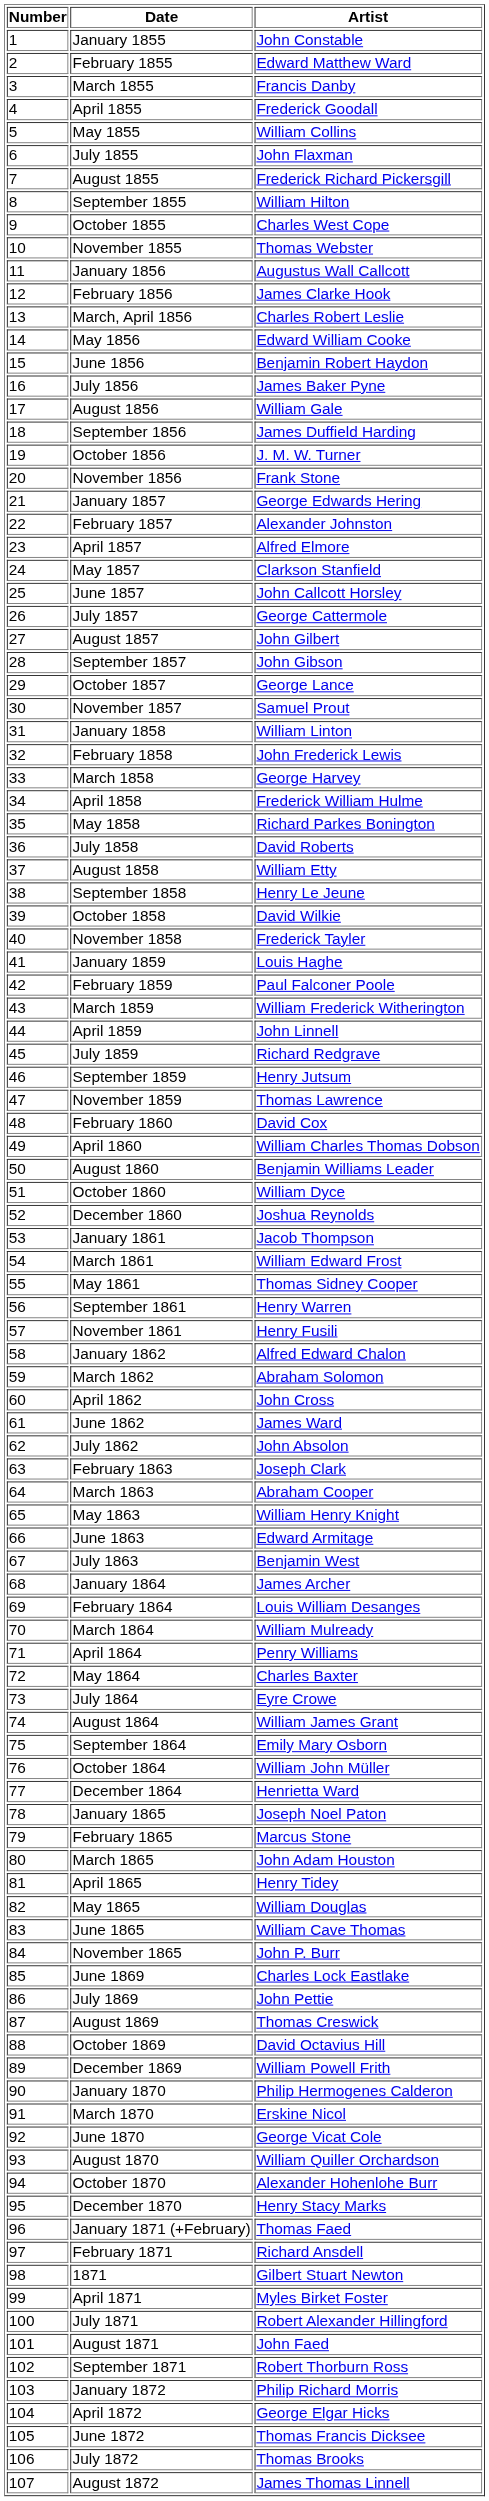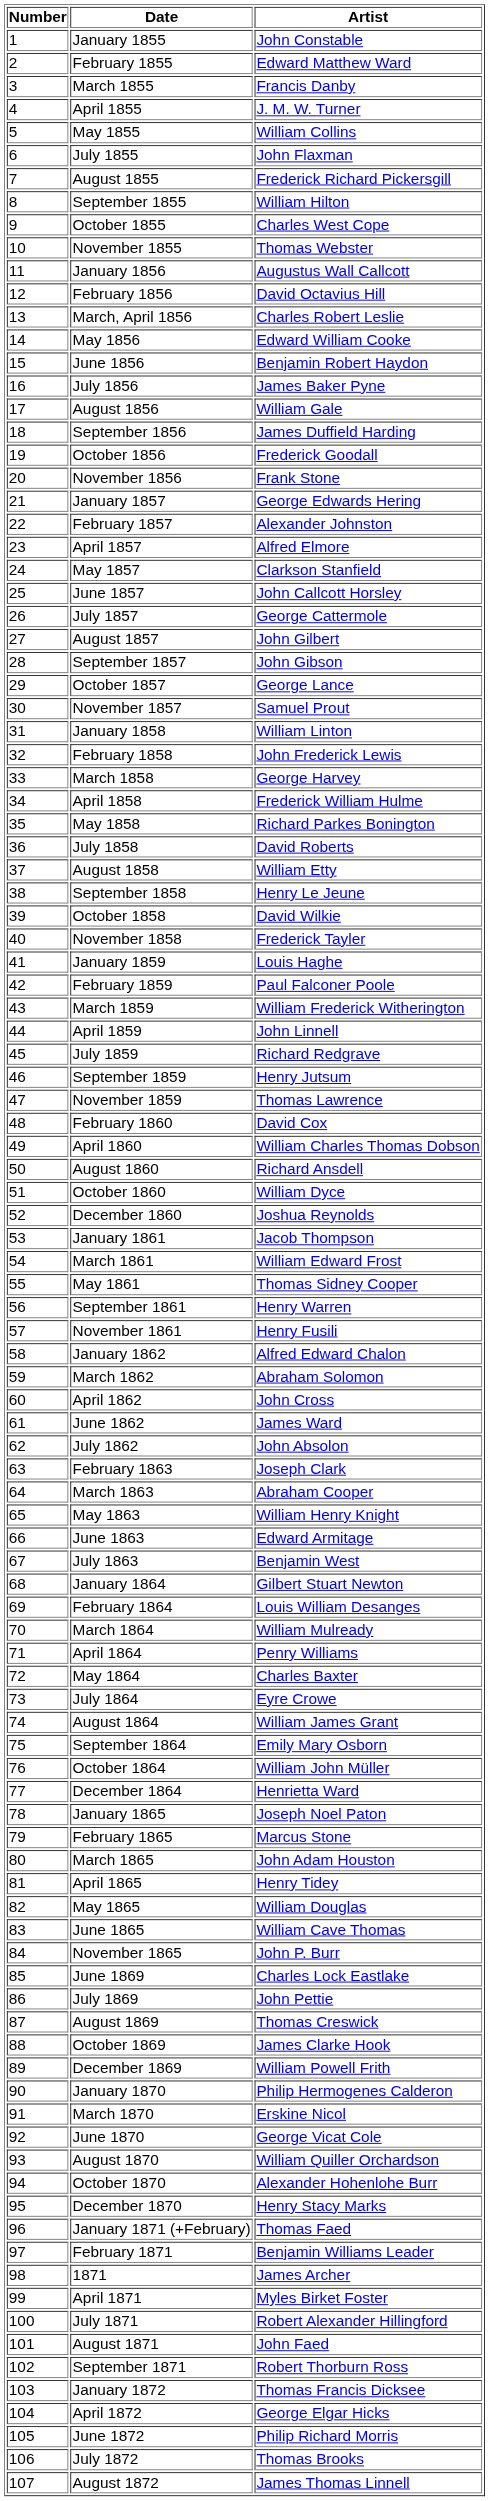(317, 109) Frederick Goodall -> (308, 109) J. M. W. Turner
(323, 293) James Clarke Hook -> (321, 293) David Octavius Hill
(308, 455) J. M. W. Turner -> (317, 455) Frederick Goodall
(345, 1169) Benjamin Williams Leader -> (310, 1169) Richard Ansdell
(303, 1584) James Archer -> (330, 1584) Gilbert Stuart Newton
(321, 2044) David Octavius Hill -> (323, 2044) James Clarke Hook
(310, 2252) Richard Ansdell -> (345, 2252) Benjamin Williams Leader
(330, 2275) Gilbert Stuart Newton -> (303, 2275) James Archer
(327, 2390) Philip Richard Morris -> (341, 2390) Thomas Francis Dicksee
(341, 2436) Thomas Francis Dicksee -> (327, 2436) Philip Richard Morris
